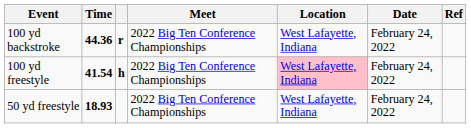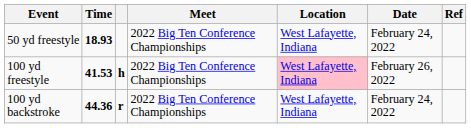rows swapped: (43, 106) <-> (34, 40)
(99, 73) 41.54 -> (99, 73) 41.53
(402, 73) February 24, 2022 -> (402, 73) February 26, 2022
